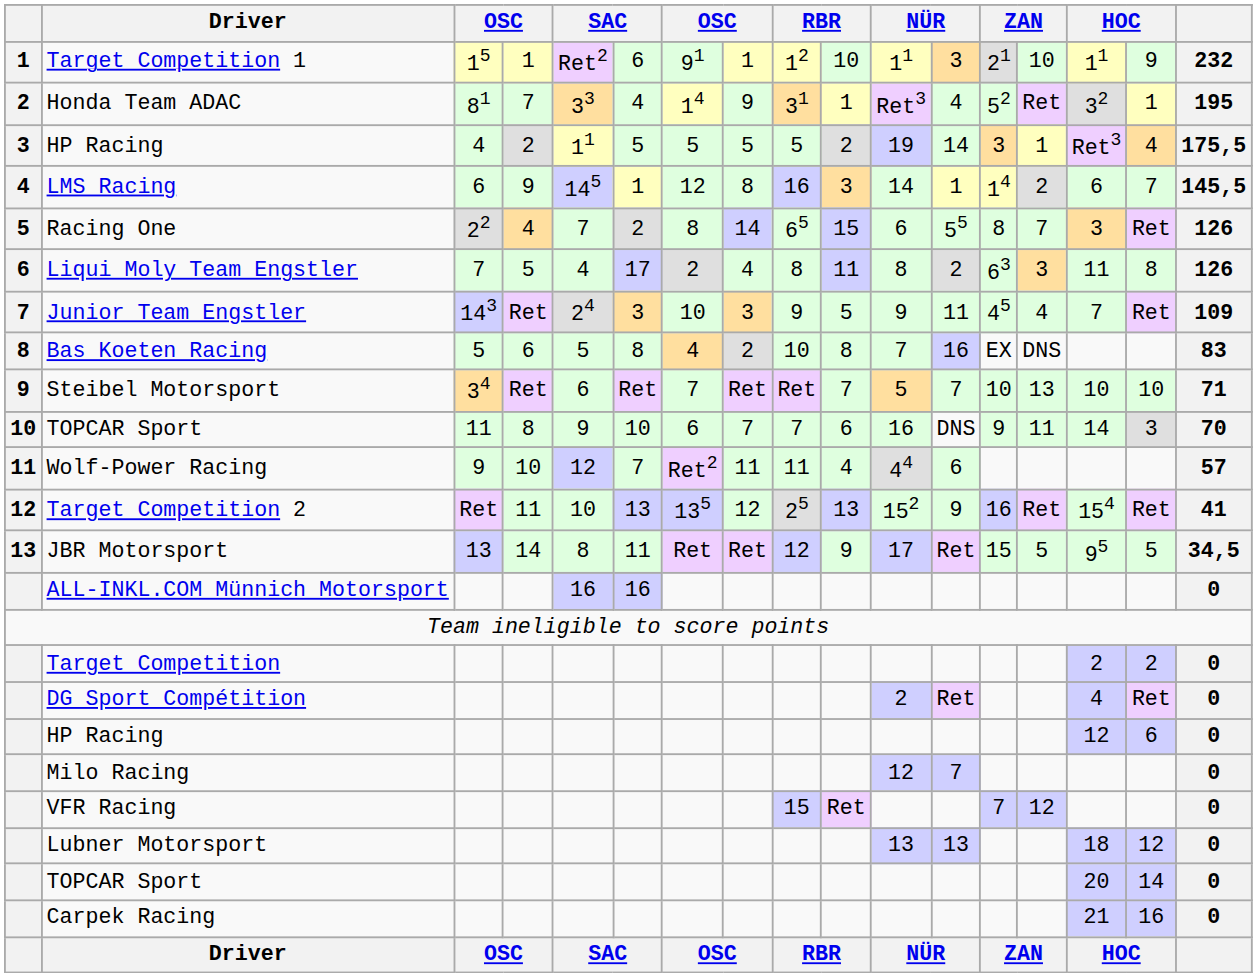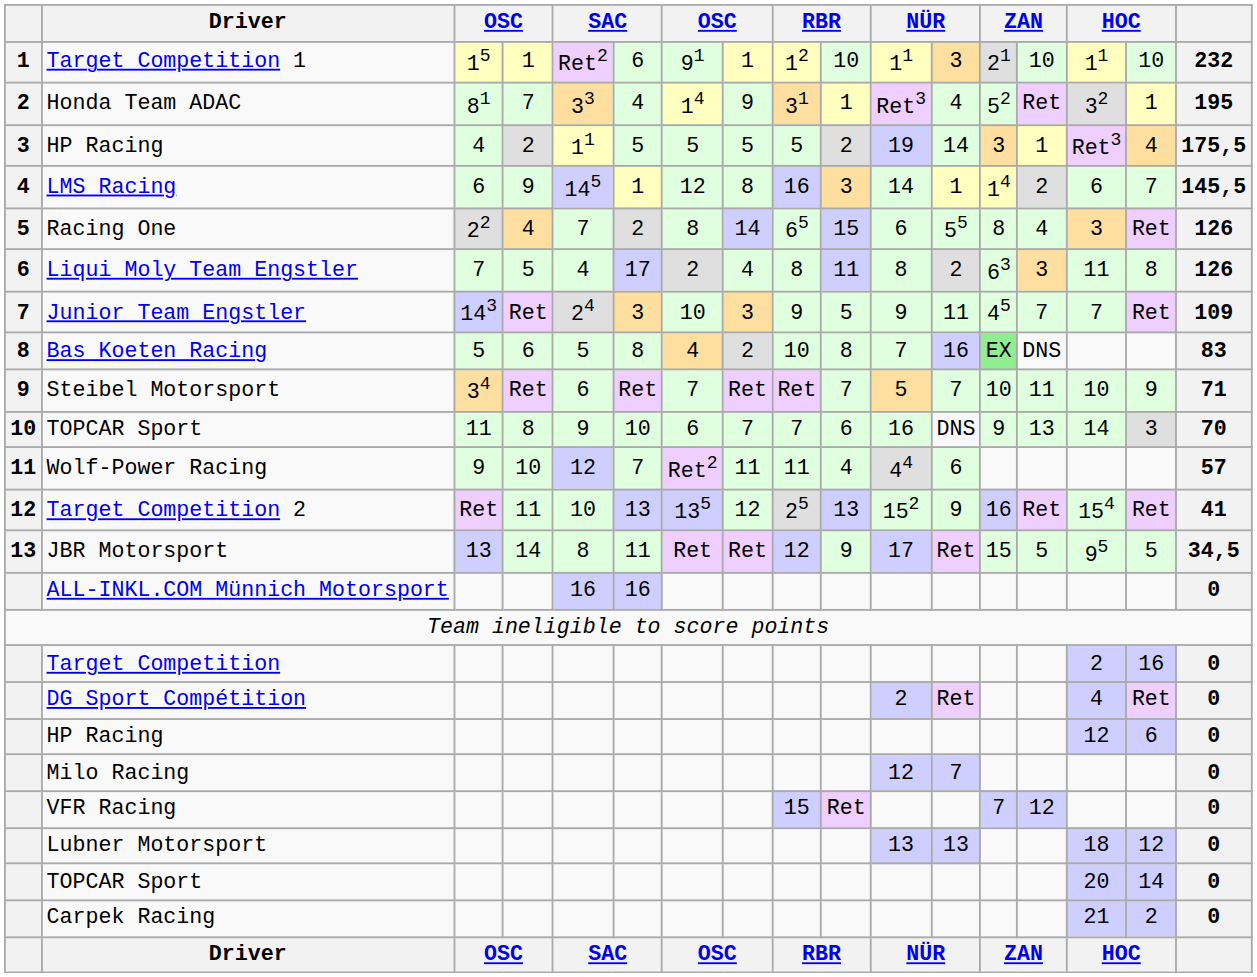(1151, 62) 9 -> (1151, 62) 10
(1042, 229) 7 -> (1042, 229) 4
(1042, 312) 4 -> (1042, 312) 7
(999, 351) no background -> (999, 351) lightgreen background
(1042, 390) 13 -> (1042, 390) 11
(1151, 390) 10 -> (1151, 390) 9
(1042, 429) 11 -> (1042, 429) 13
(1151, 663) 2 -> (1151, 663) 16
(1151, 918) 16 -> (1151, 918) 2
